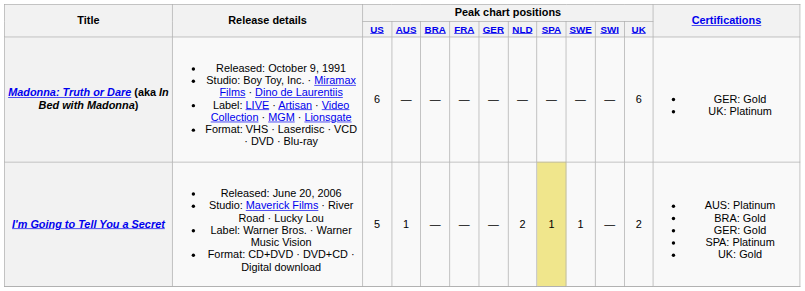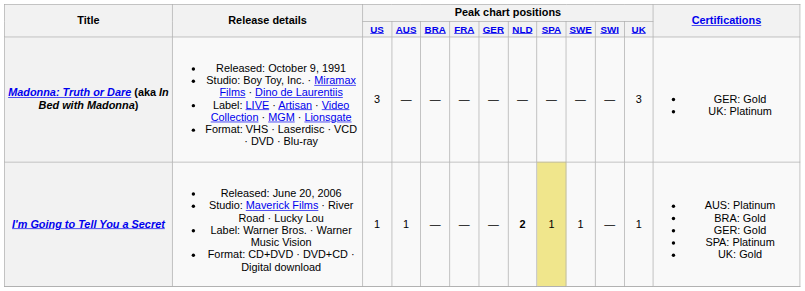(377, 99) 6 -> (377, 99) 3
(639, 99) 6 -> (639, 99) 3
(377, 224) 5 -> (377, 224) 1
(522, 224) normal -> (522, 224) bold
(639, 224) 2 -> (639, 224) 1
